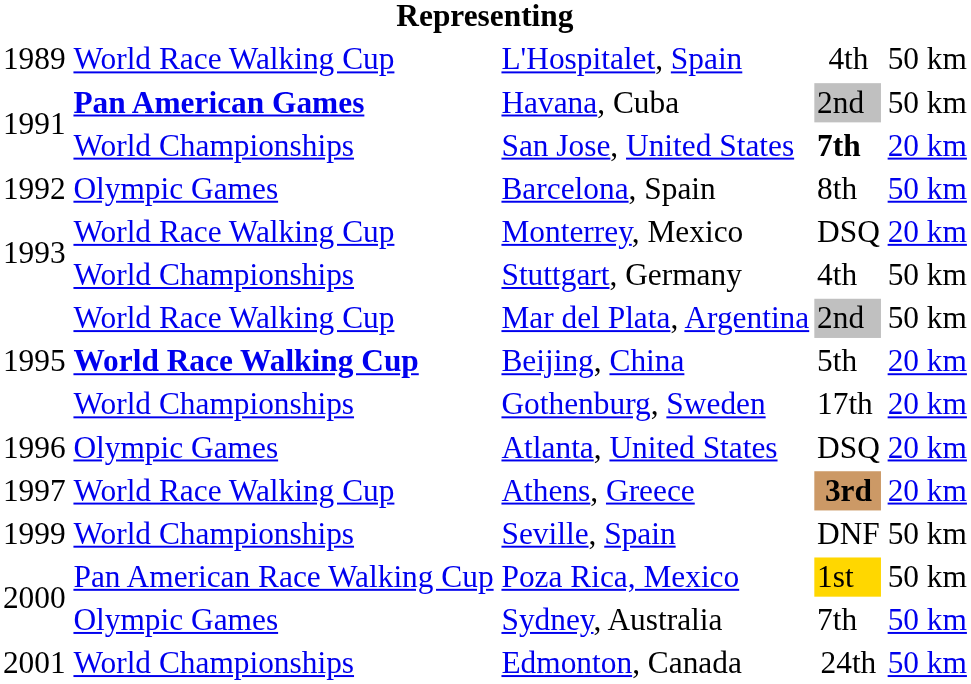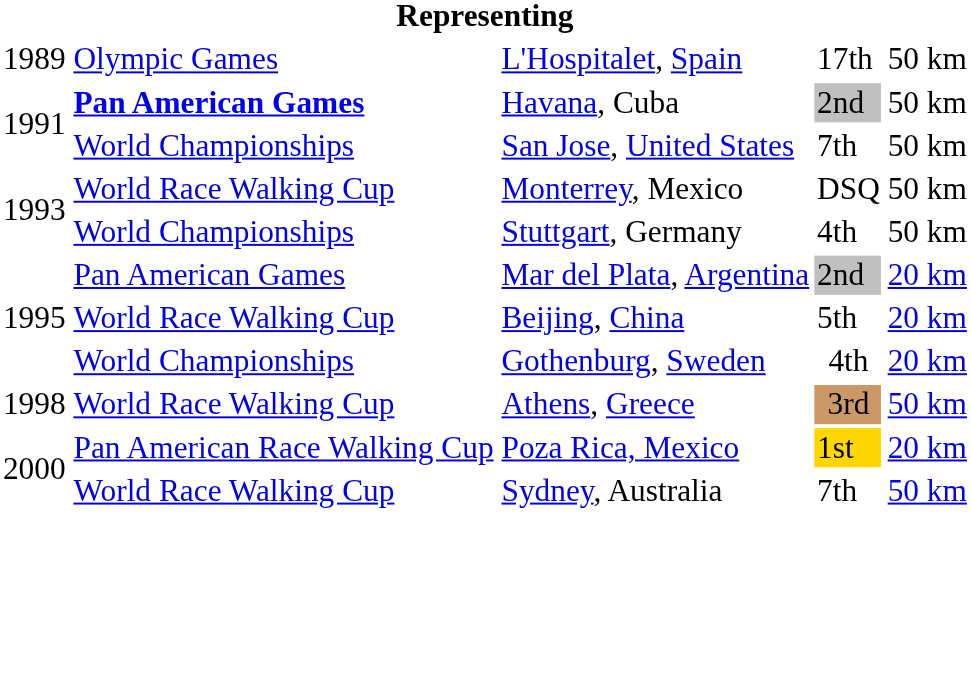(234, 59) World Race Walking Cup -> (176, 59) Olympic Games
(848, 59) 4th -> (845, 59) 17th
(839, 145) bold -> (837, 145) normal
(927, 145) 20 km -> (927, 145) 50 km
- row: (609, 188)
(927, 231) 20 km -> (927, 188) 50 km
(234, 317) World Race Walking Cup -> (209, 274) Pan American Games
(927, 317) 50 km -> (927, 274) 20 km
(246, 360) bold -> (234, 317) normal
(845, 404) 17th -> (848, 360) 4th
- row: (639, 447)
(34, 490) 1997 -> (34, 404) 1998
(848, 490) bold -> (848, 404) normal
(927, 490) 20 km -> (927, 404) 50 km
- row: (589, 533)
(927, 576) 50 km -> (927, 447) 20 km
(176, 619) Olympic Games -> (234, 490) World Race Walking Cup
- row: (622, 662)
